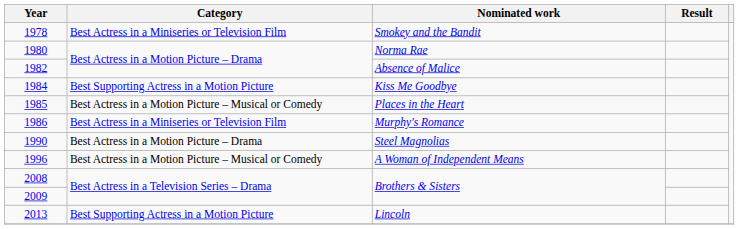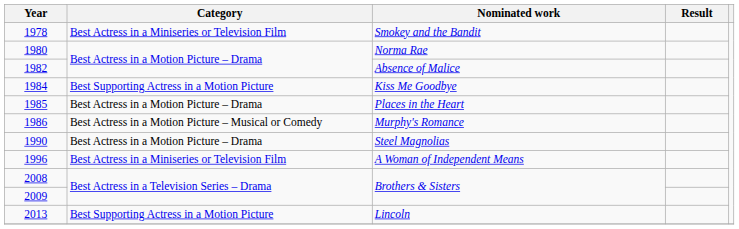(196, 104) Best Actress in a Motion Picture – Musical or Comedy -> (166, 104) Best Actress in a Motion Picture – Drama
(178, 123) Best Actress in a Miniseries or Television Film -> (196, 123) Best Actress in a Motion Picture – Musical or Comedy
(196, 159) Best Actress in a Motion Picture – Musical or Comedy -> (178, 159) Best Actress in a Miniseries or Television Film
